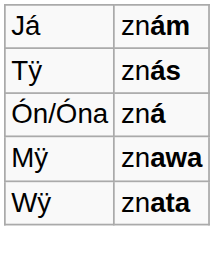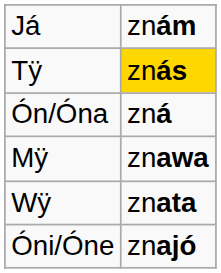(151, 70) no background -> (157, 70) gold background
+ row: (63, 245)
